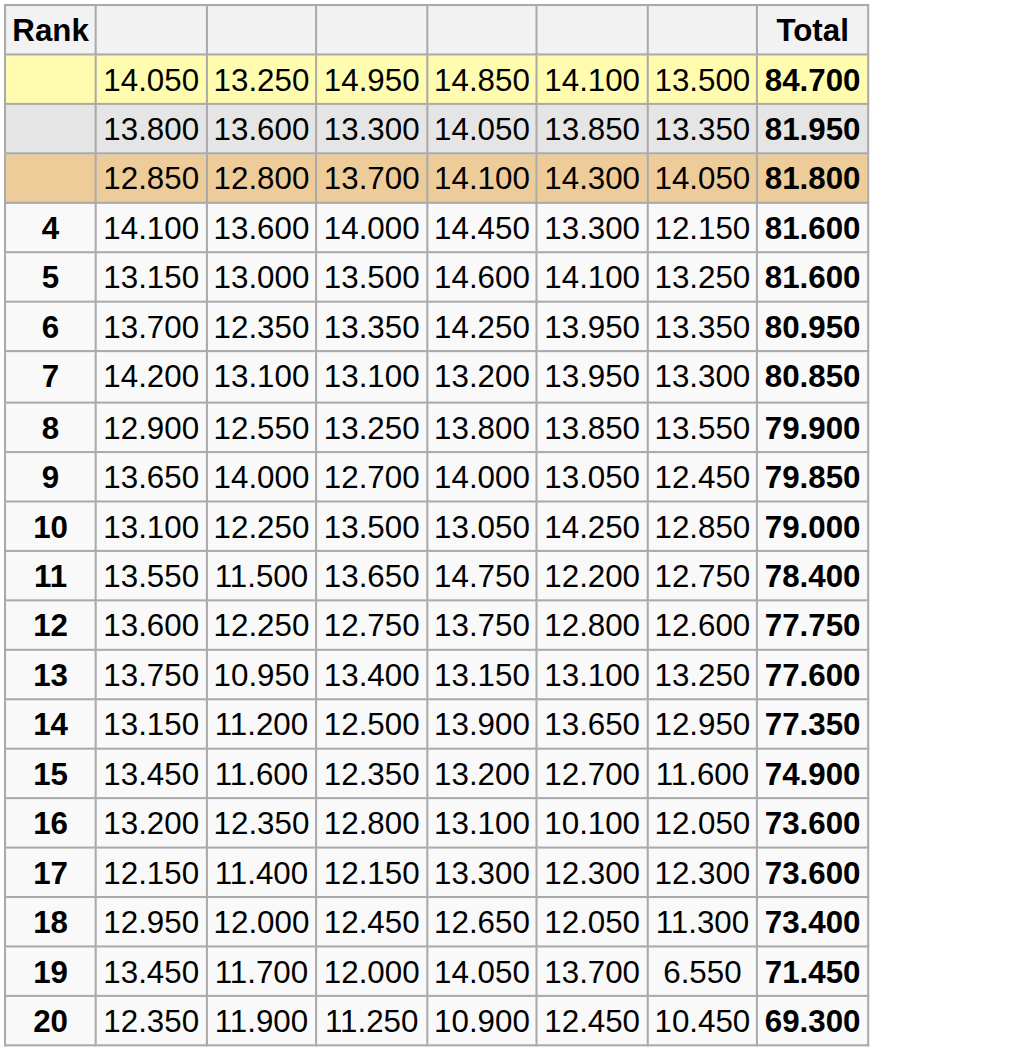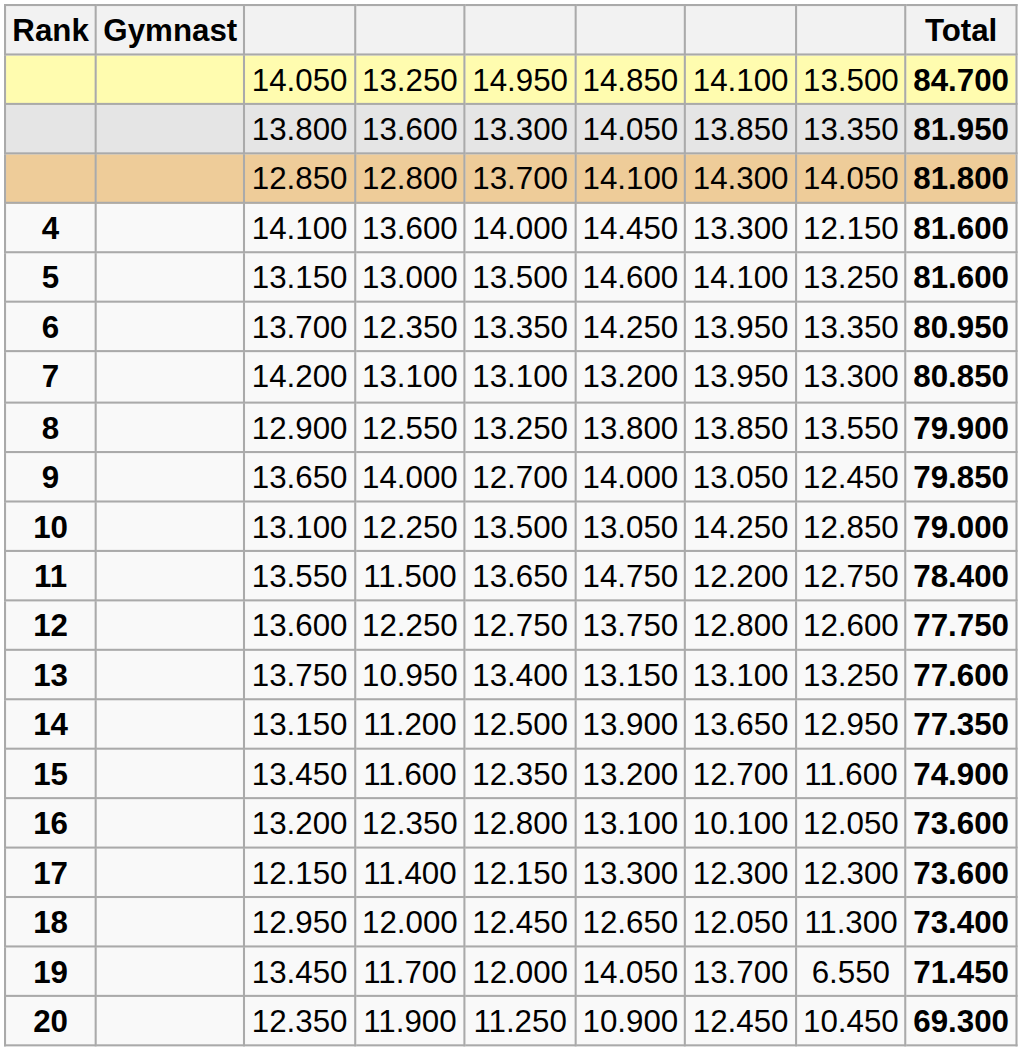+ column: (170, 30)
